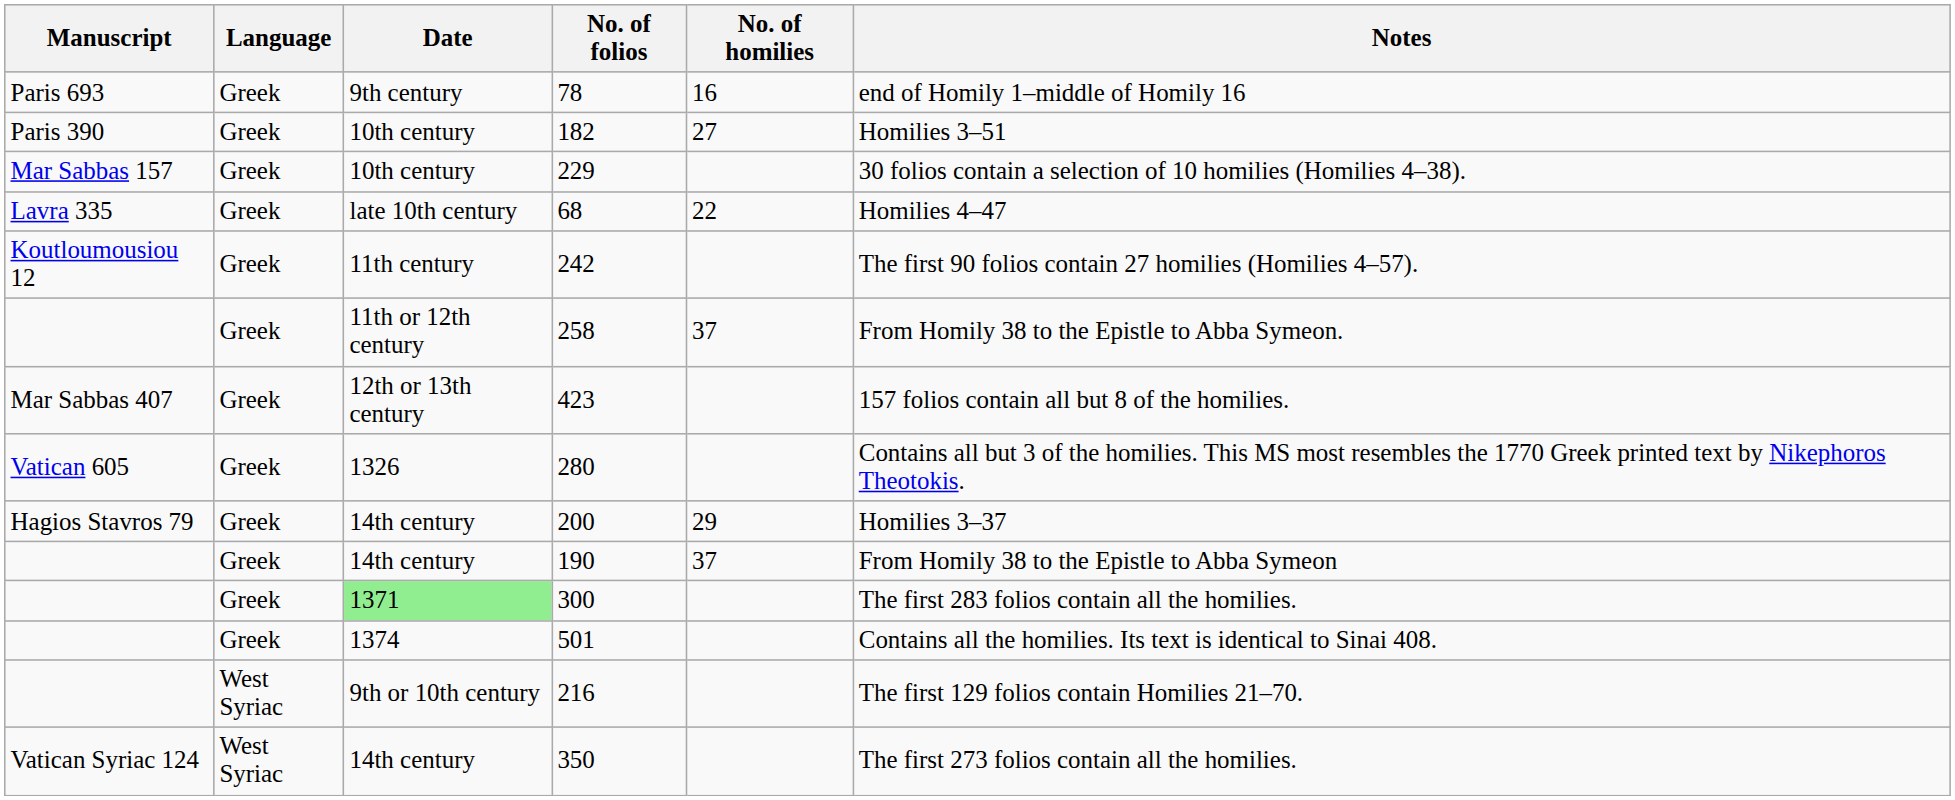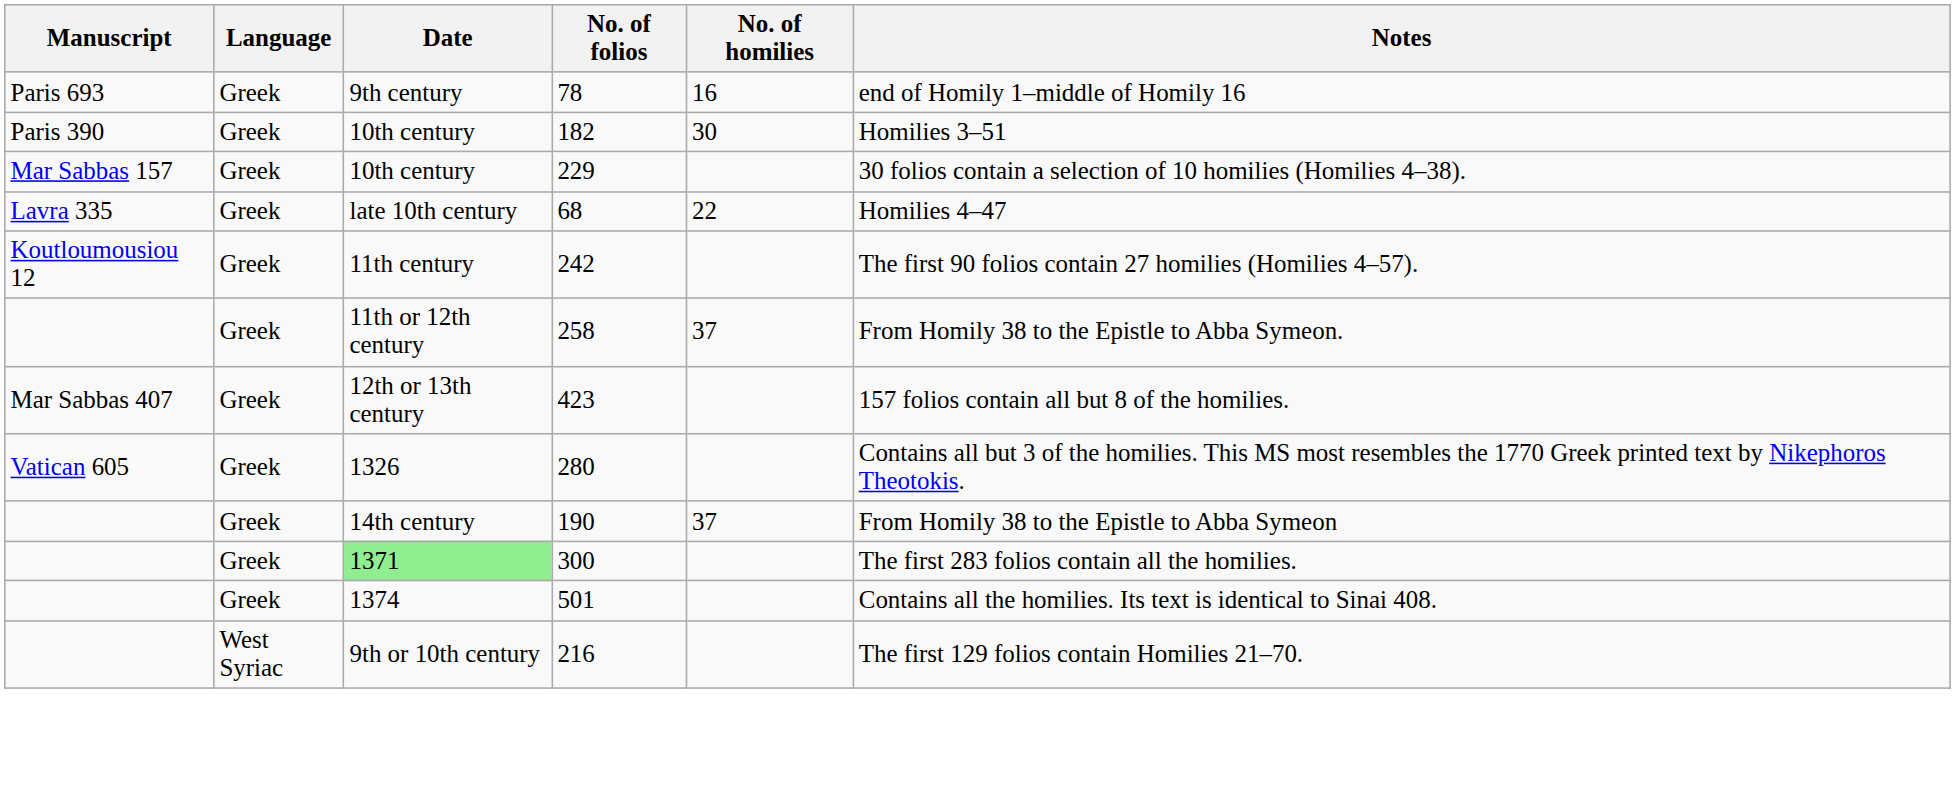(705, 131) 27 -> (705, 131) 30
- row: (576, 520)
- row: (576, 761)
